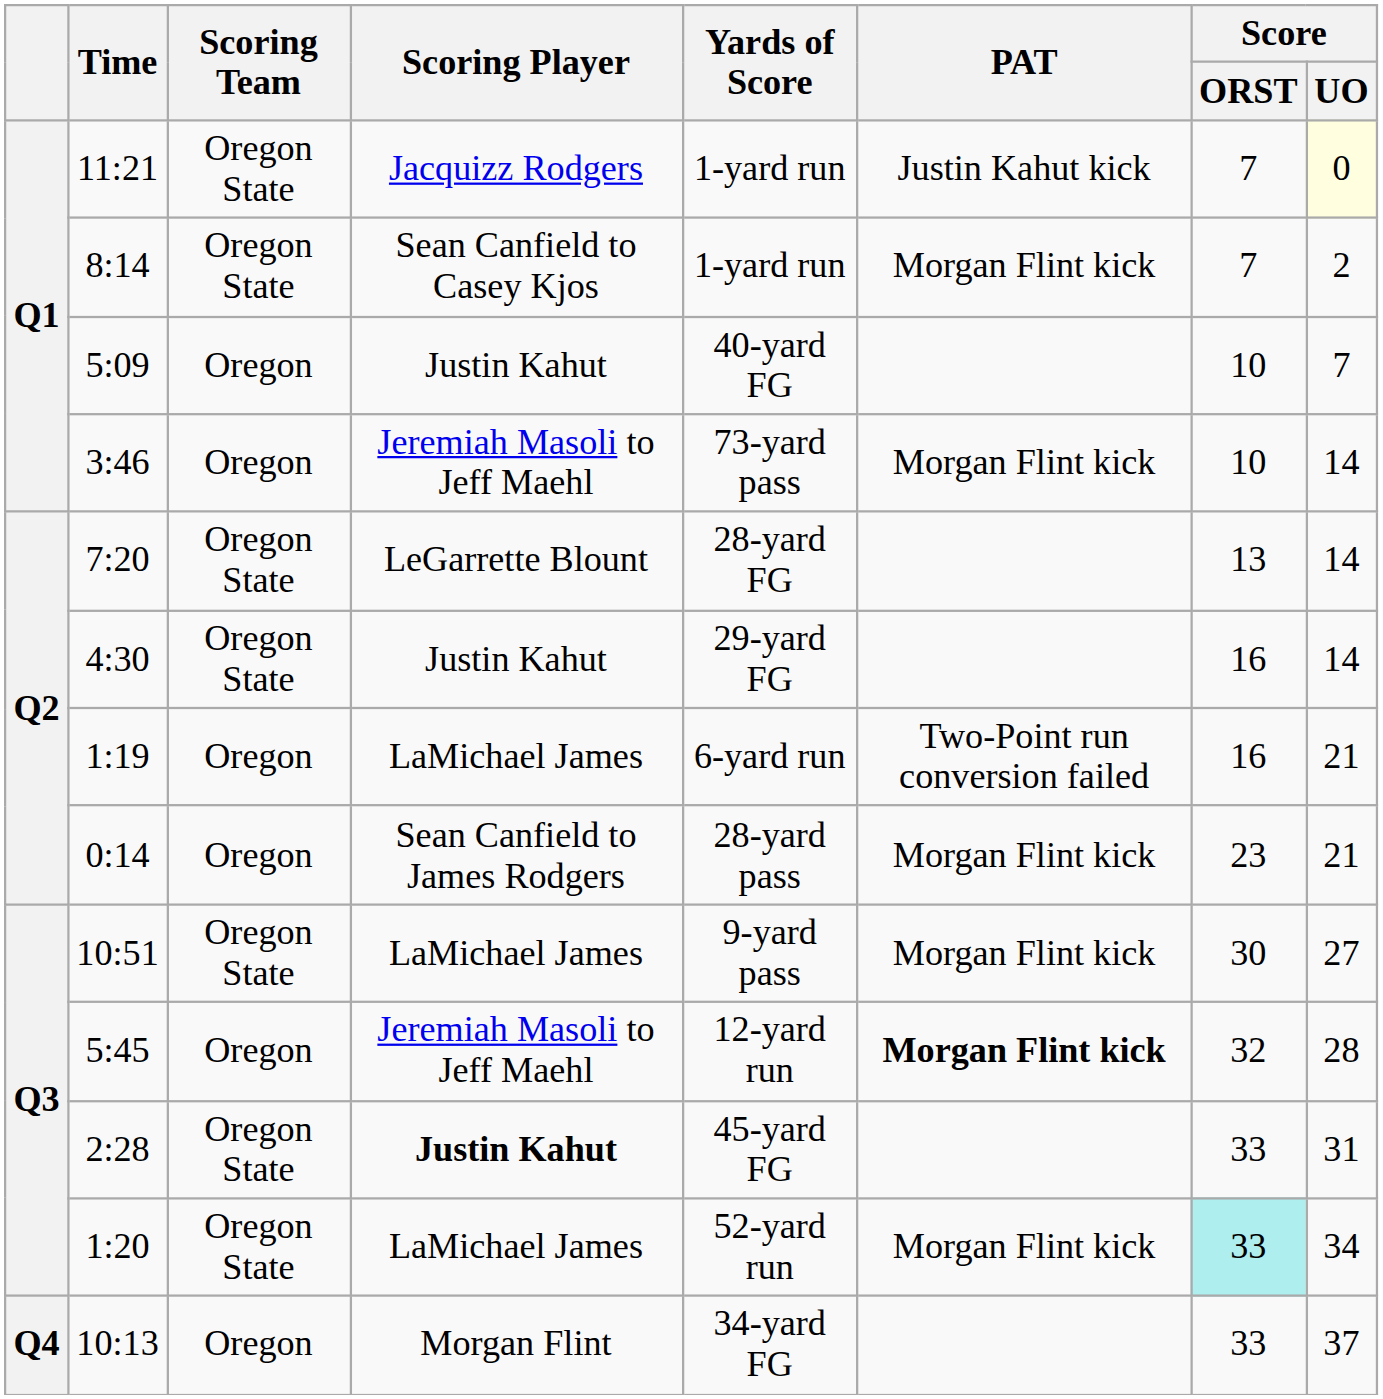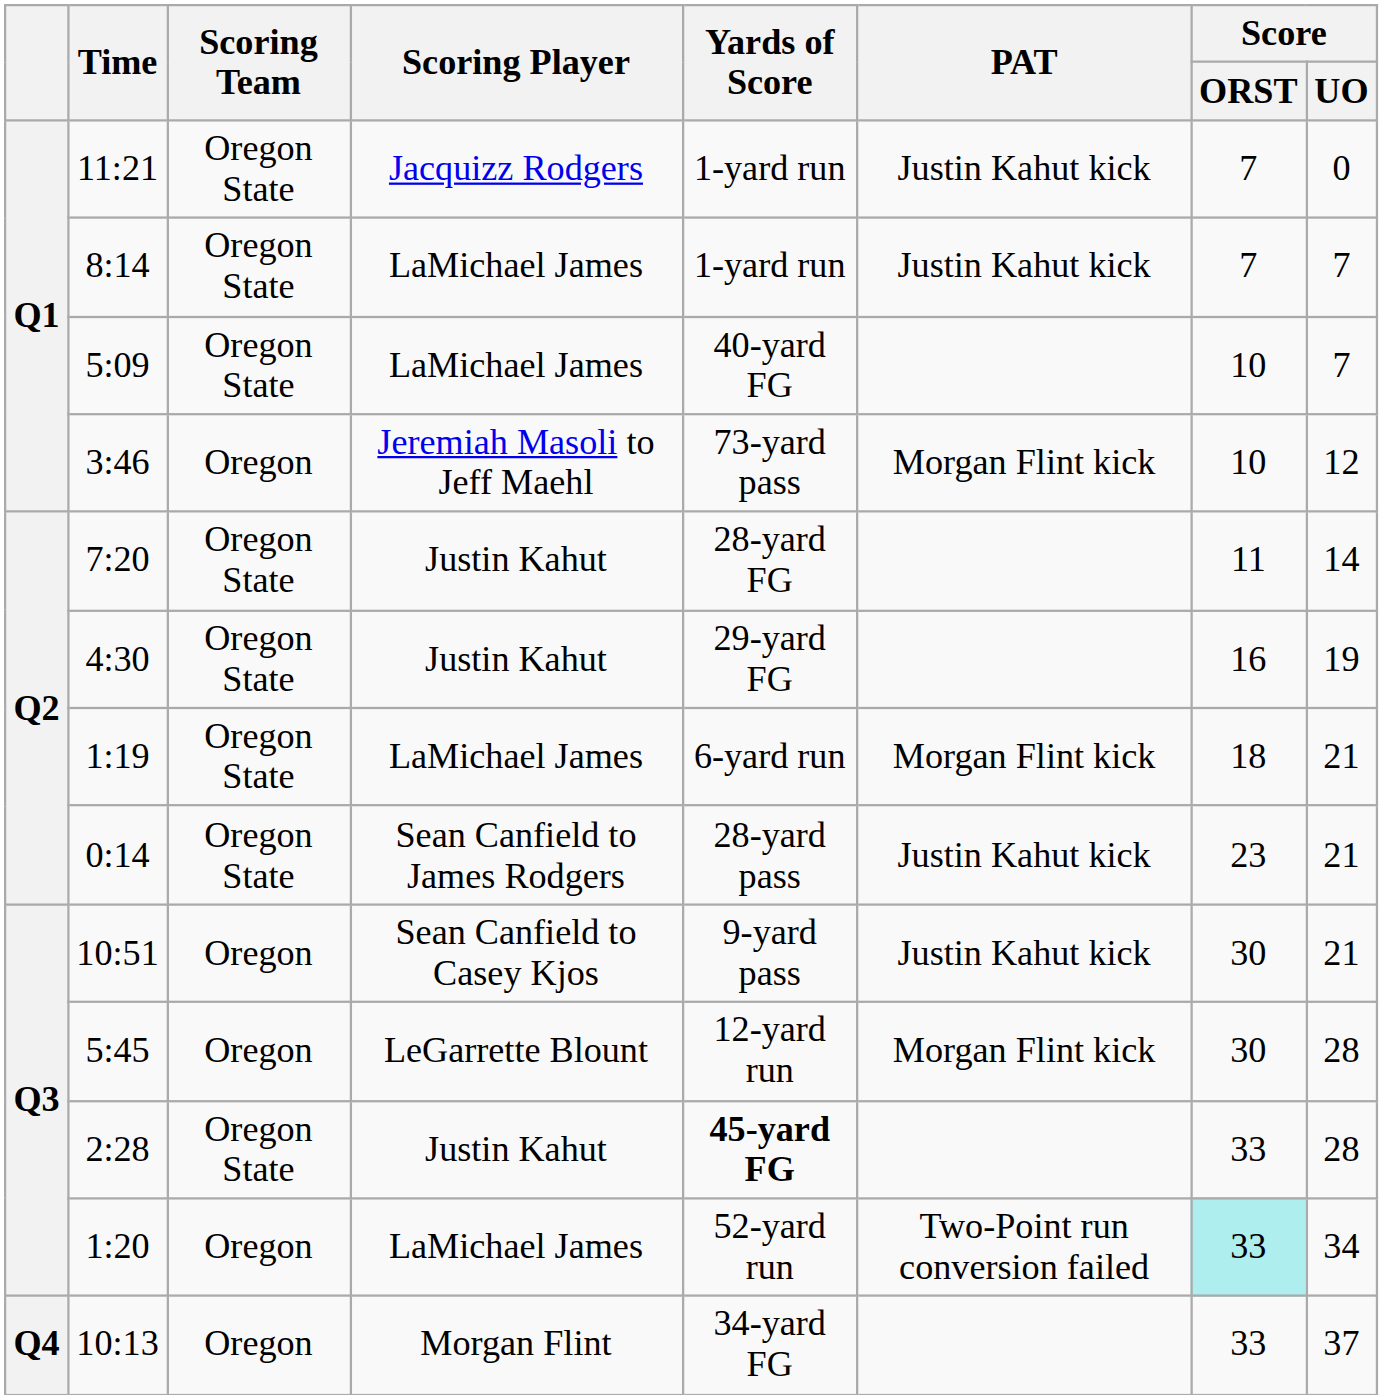(1341, 168) lightyellow background -> (1341, 168) no background
(516, 266) Sean Canfield to Casey Kjos -> (516, 266) LaMichael James
(1024, 266) Morgan Flint kick -> (1024, 266) Justin Kahut kick
(1341, 266) 2 -> (1341, 266) 7
(258, 364) Oregon -> (258, 364) Oregon State
(516, 364) Justin Kahut -> (516, 364) LaMichael James
(1341, 462) 14 -> (1341, 462) 12
(516, 560) LeGarrette Blount -> (516, 560) Justin Kahut
(1248, 560) 13 -> (1248, 560) 11
(1341, 658) 14 -> (1341, 658) 19
(258, 756) Oregon -> (258, 756) Oregon State
(1024, 756) Two-Point run conversion failed -> (1024, 756) Morgan Flint kick
(1248, 756) 16 -> (1248, 756) 18
(258, 854) Oregon -> (258, 854) Oregon State
(1024, 854) Morgan Flint kick -> (1024, 854) Justin Kahut kick
(258, 952) Oregon State -> (258, 952) Oregon
(516, 952) LaMichael James -> (516, 952) Sean Canfield to Casey Kjos
(1024, 952) Morgan Flint kick -> (1024, 952) Justin Kahut kick
(1341, 952) 27 -> (1341, 952) 21
(516, 1050) Jeremiah Masoli to Jeff Maehl -> (516, 1050) LeGarrette Blount
(1024, 1050) bold -> (1024, 1050) normal
(1248, 1050) 32 -> (1248, 1050) 30
(516, 1148) bold -> (516, 1148) normal
(770, 1148) normal -> (770, 1148) bold
(1341, 1148) 31 -> (1341, 1148) 28
(258, 1246) Oregon State -> (258, 1246) Oregon
(1024, 1246) Morgan Flint kick -> (1024, 1246) Two-Point run conversion failed
